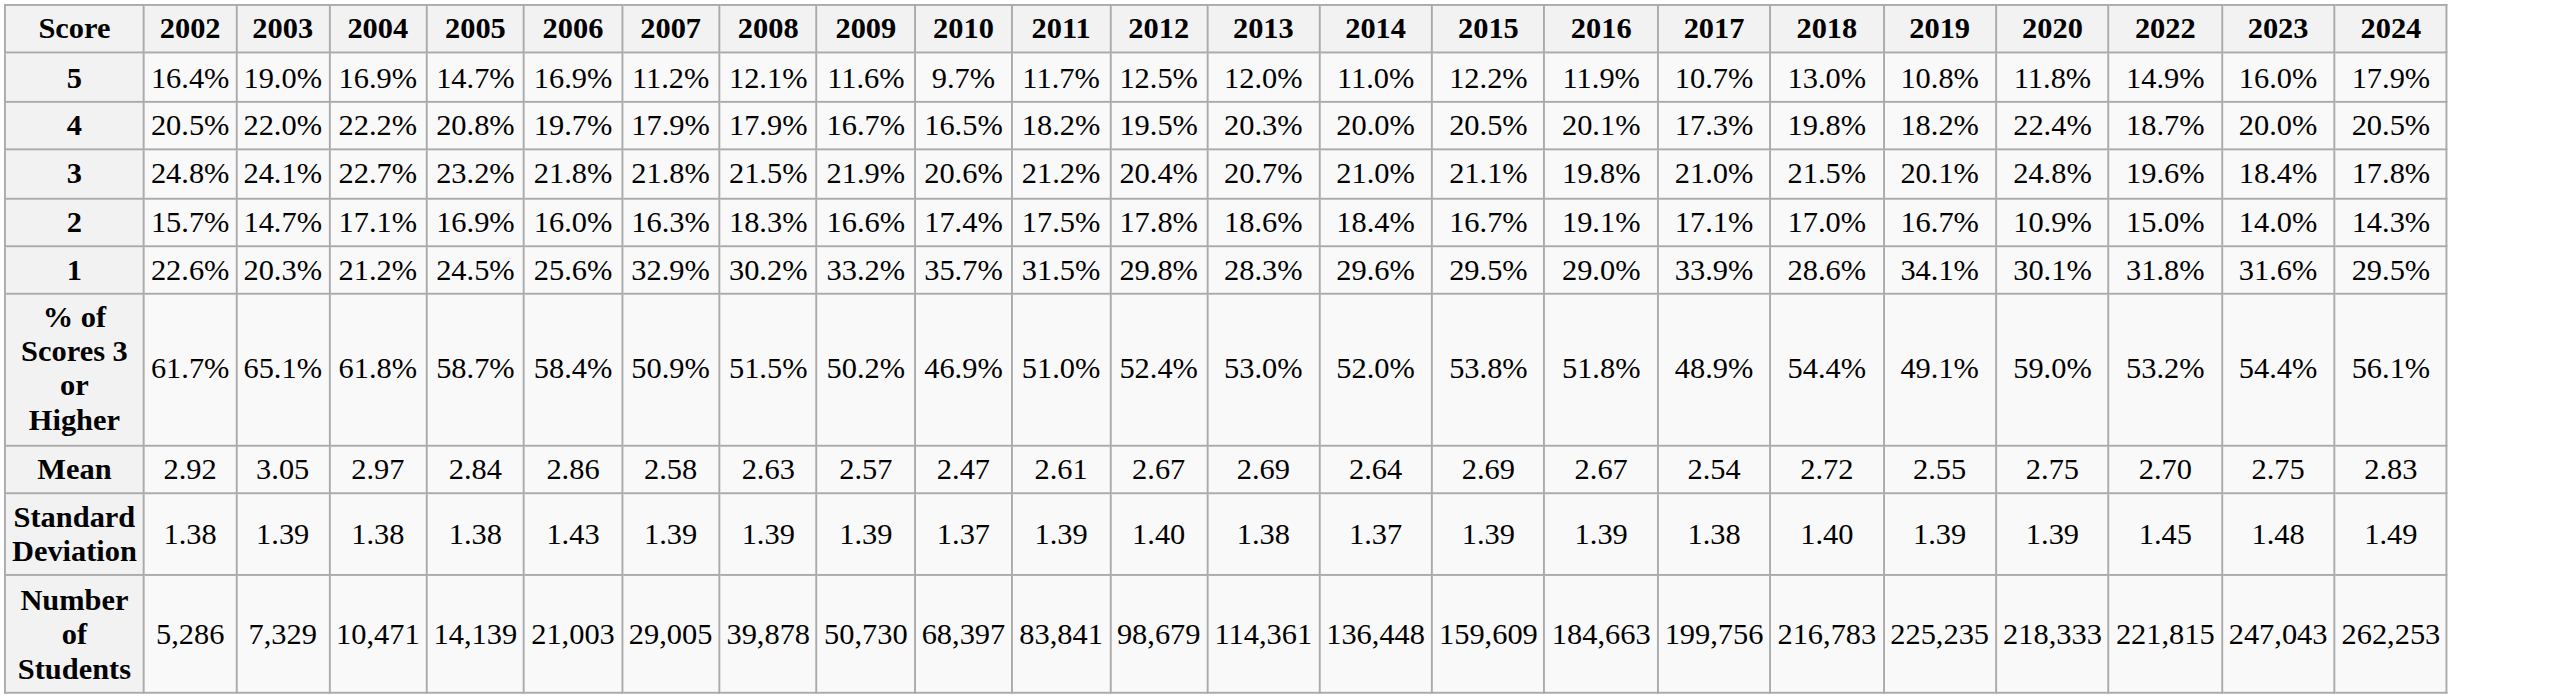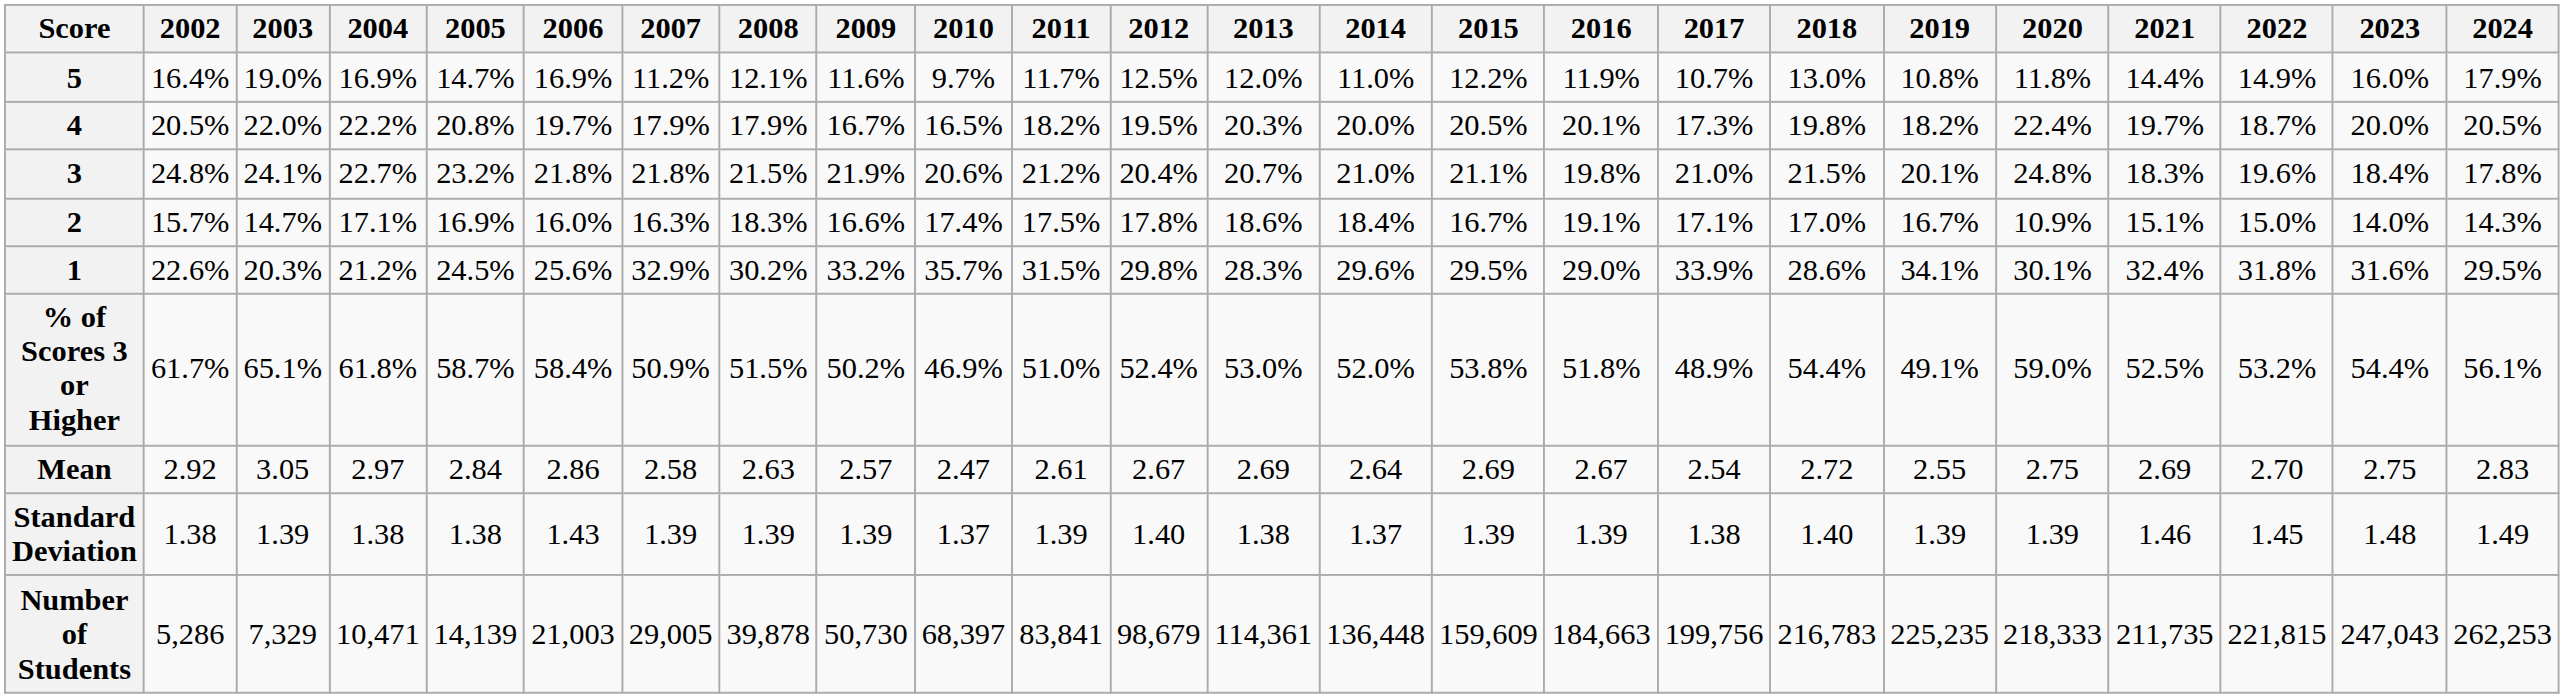+ column: (2165, 28)
